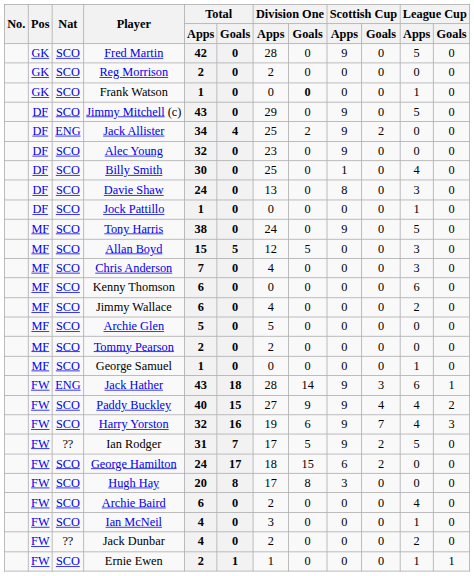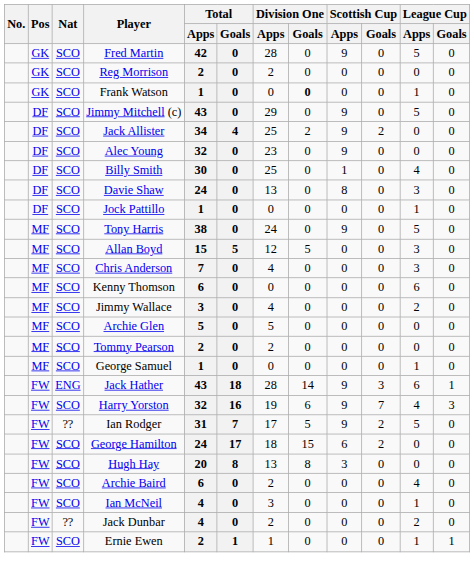(68, 131) ENG -> (68, 131) SCO
(201, 307) 6 -> (201, 307) 3
- row: (134, 405)
(271, 483) 17 -> (271, 463) 13
